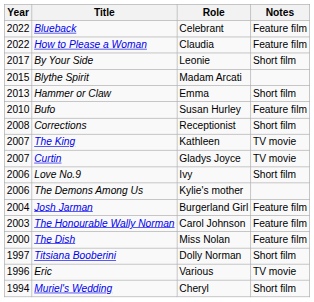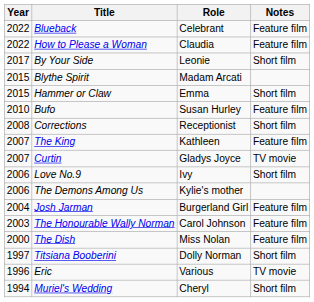(18, 93) 2013 -> (18, 93) 2015
(275, 142) TV movie -> (280, 142) Feature film
